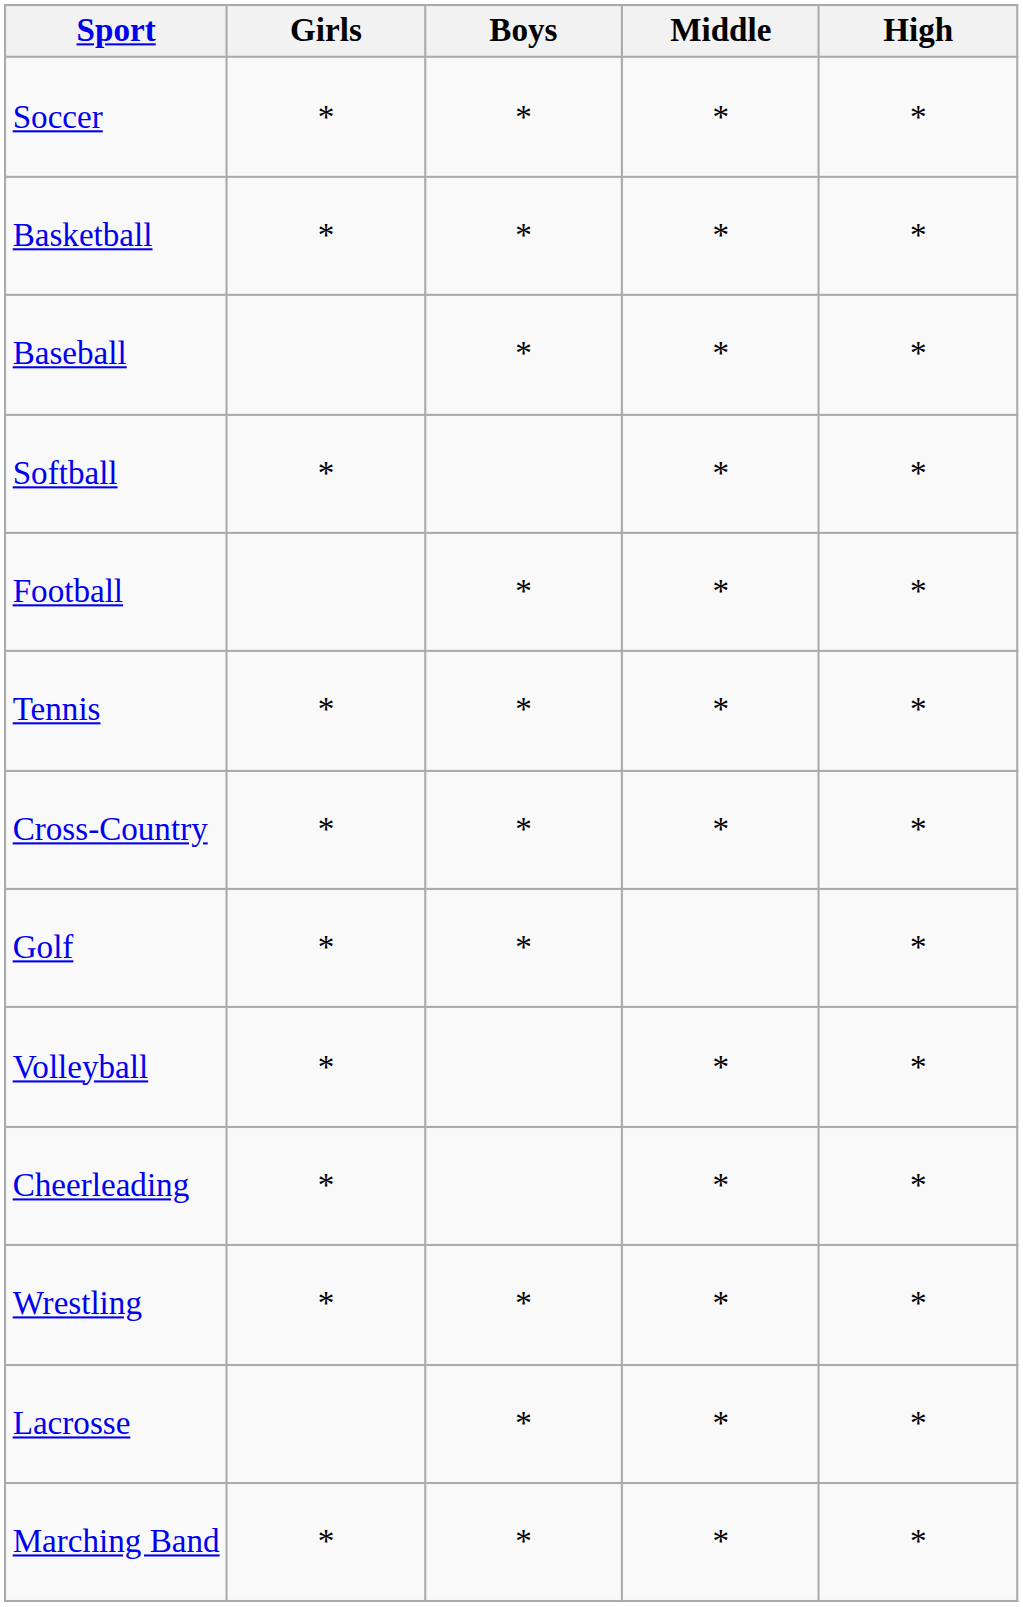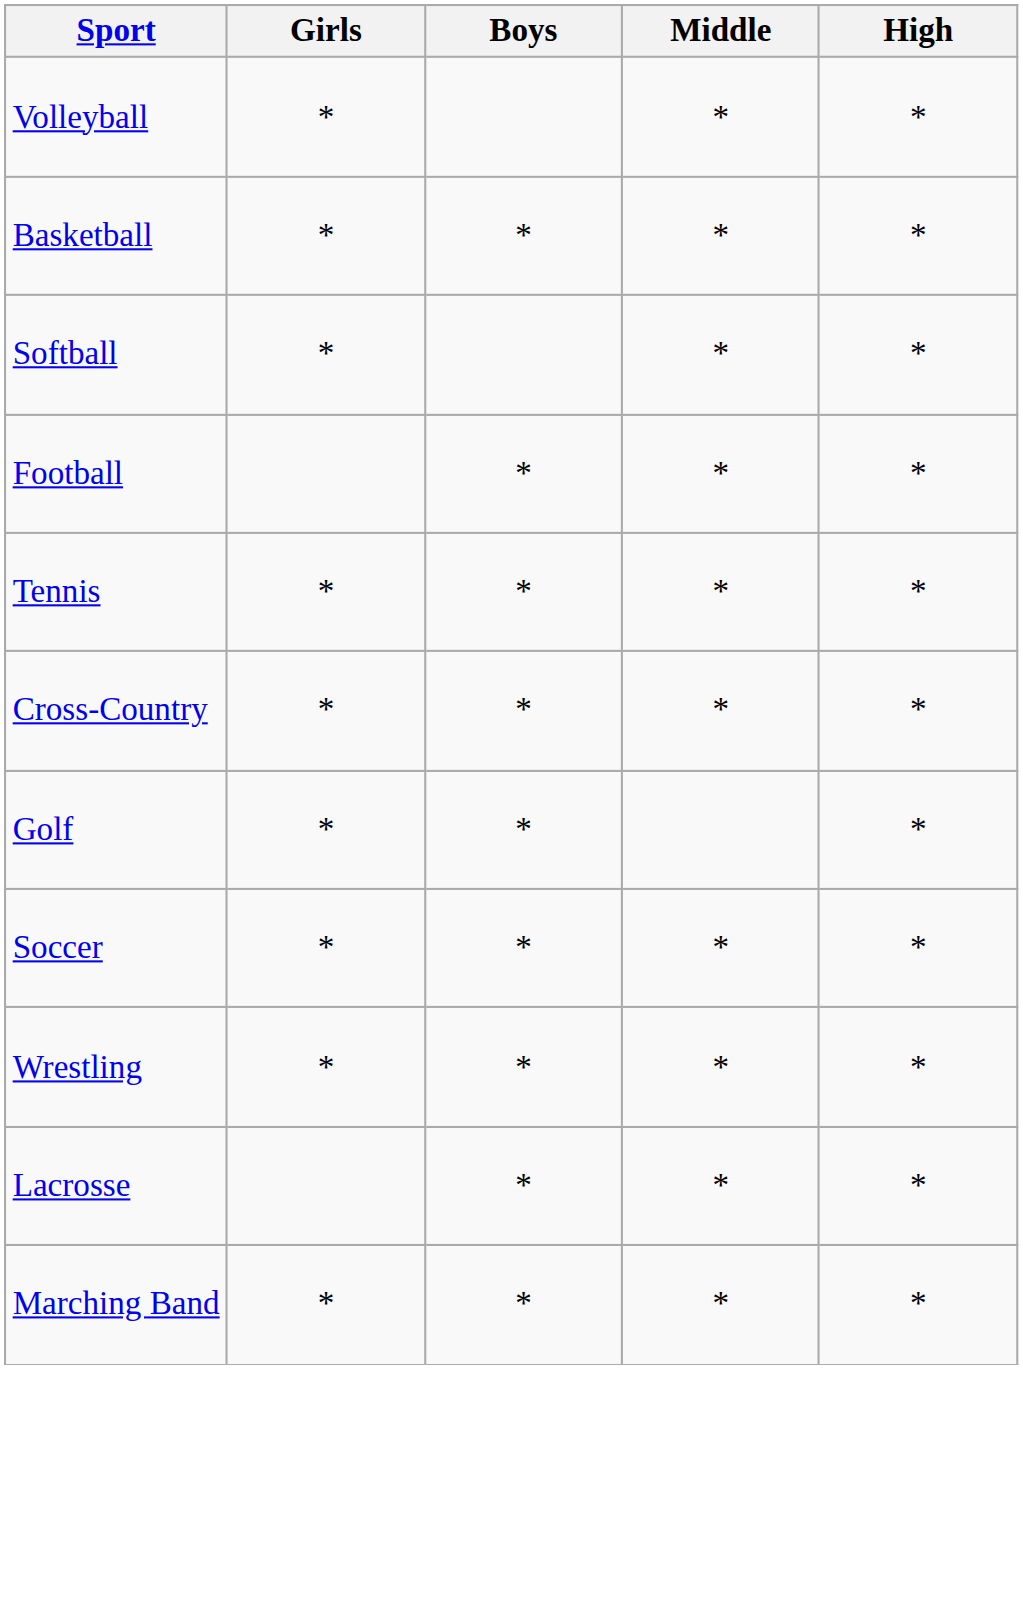rows swapped: (58, 116) <-> (80, 1066)
- row: (70, 353)
- row: (101, 1185)
